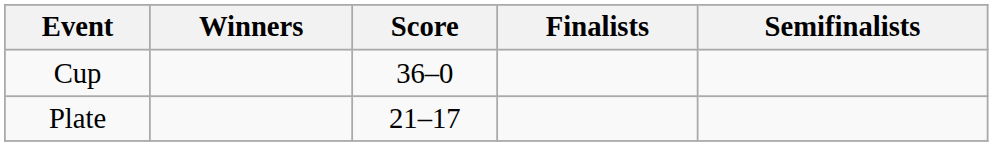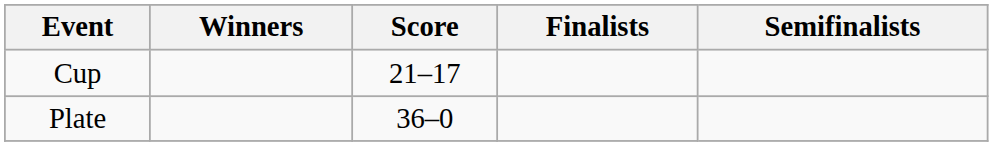(425, 72) 36–0 -> (425, 72) 21–17
(425, 118) 21–17 -> (425, 118) 36–0
